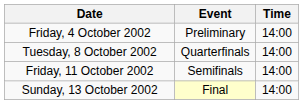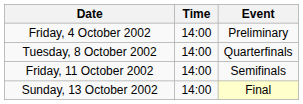columns swapped: (277, 14) <-> (215, 14)
